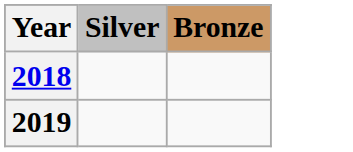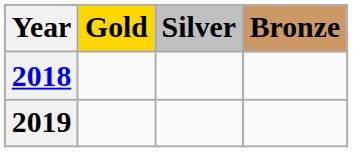+ column: (116, 28)
